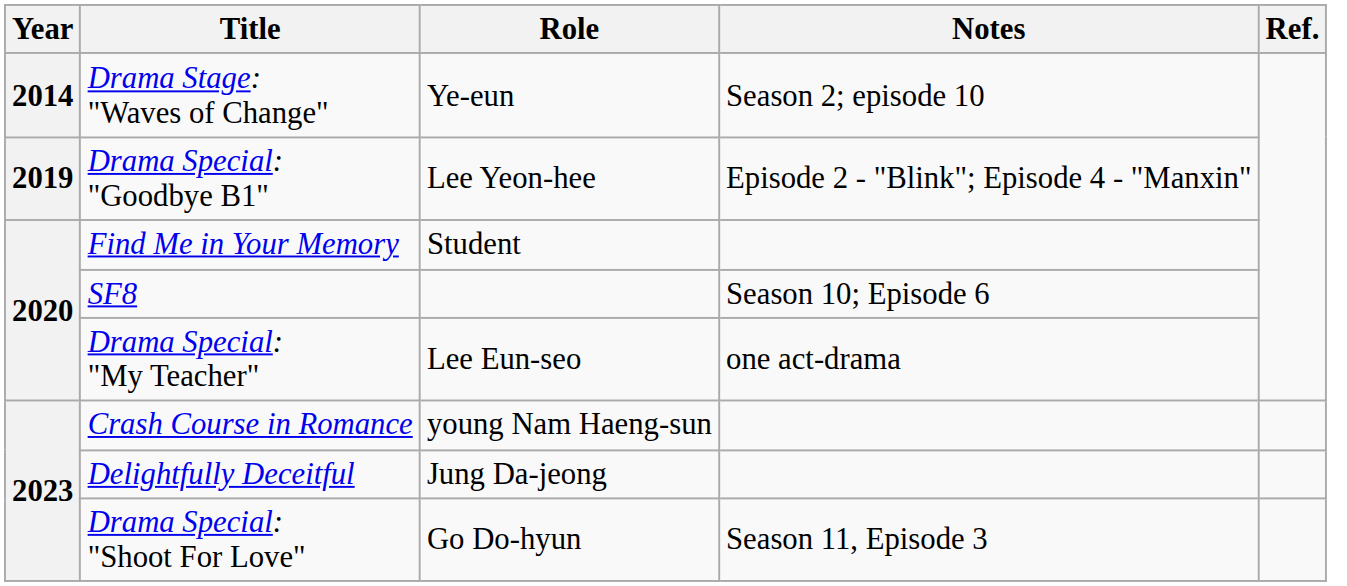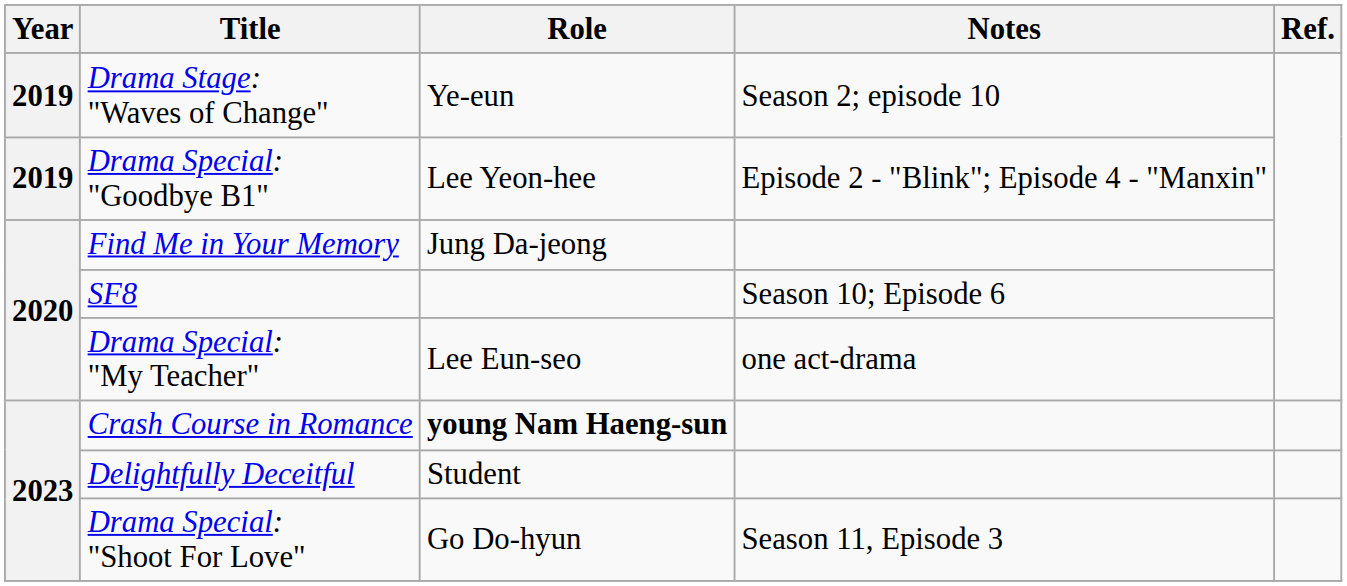(43, 94) 2014 -> (43, 94) 2019
(474, 244) Student -> (517, 244) Jung Da-jeong
(569, 424) normal -> (577, 424) bold
(517, 473) Jung Da-jeong -> (474, 473) Student
